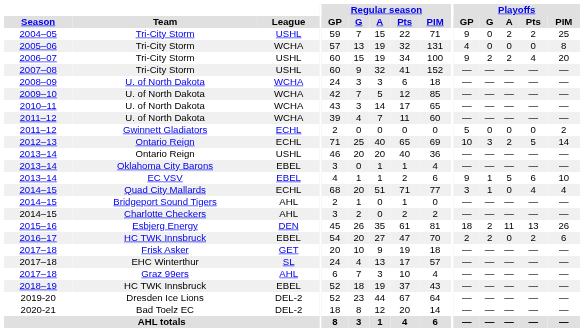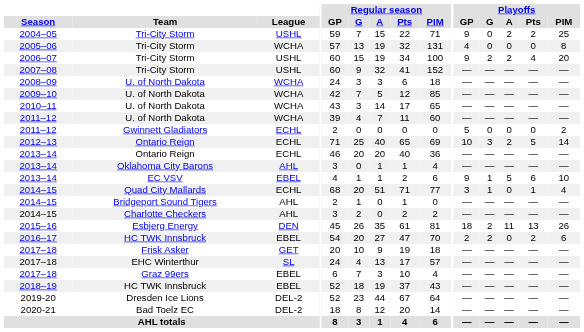(289, 154) USHL -> (289, 154) ECHL
(289, 166) EBEL -> (289, 166) AHL
(533, 190) 4 -> (533, 190) 1
(289, 274) AHL -> (289, 274) EBEL
